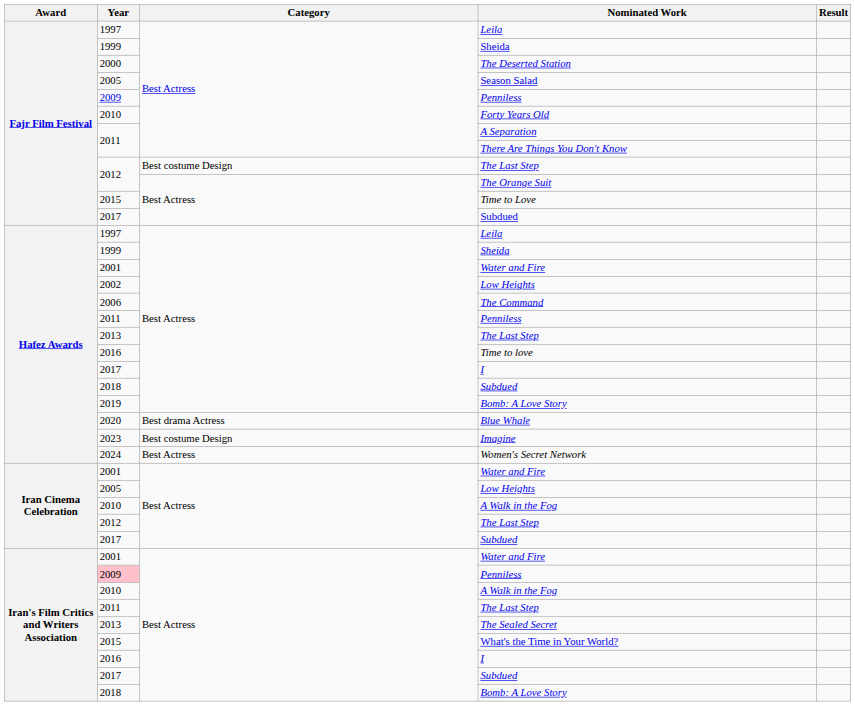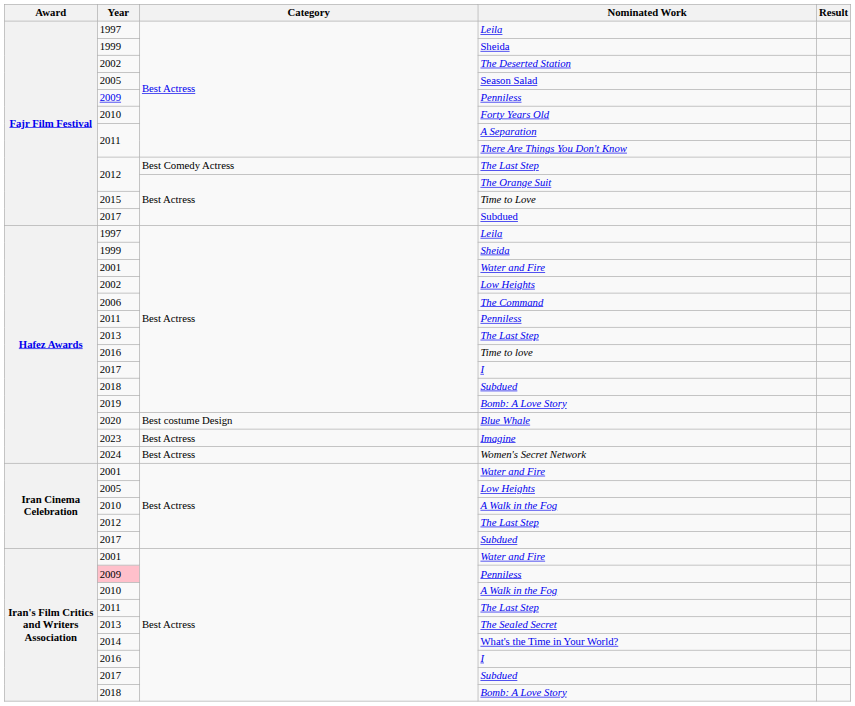(110, 64) 2000 -> (110, 64) 2002
(187, 166) Best costume Design -> (188, 166) Best Comedy Actress
(183, 421) Best drama Actress -> (187, 421) Best costume Design
(187, 438) Best costume Design -> (169, 438) Best Actress
(110, 642) 2015 -> (110, 642) 2014
